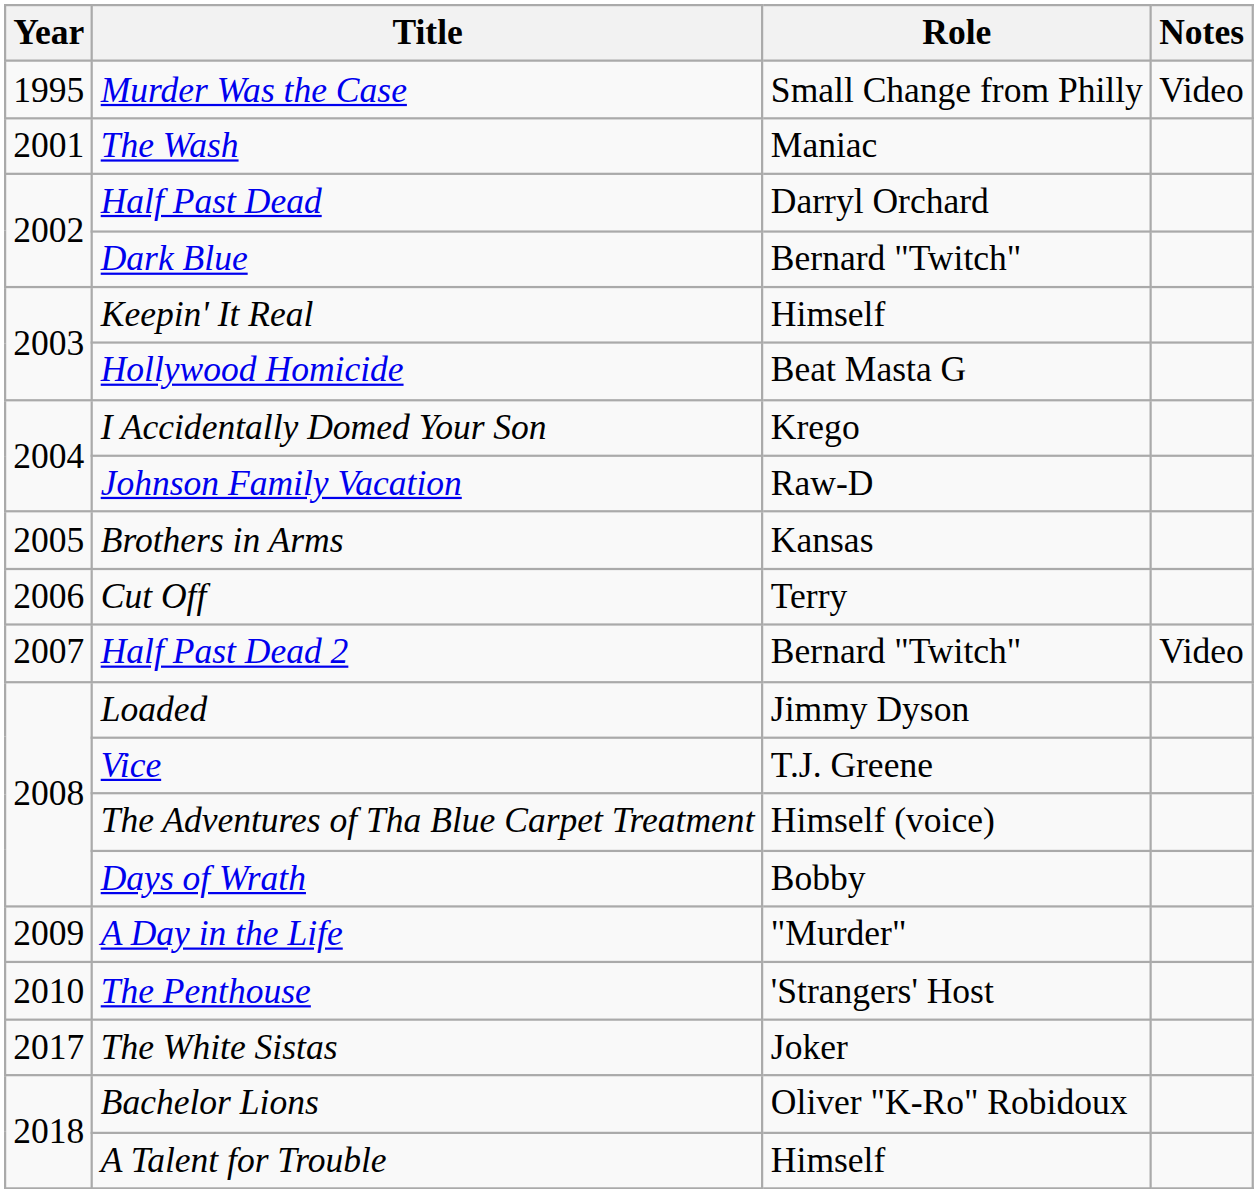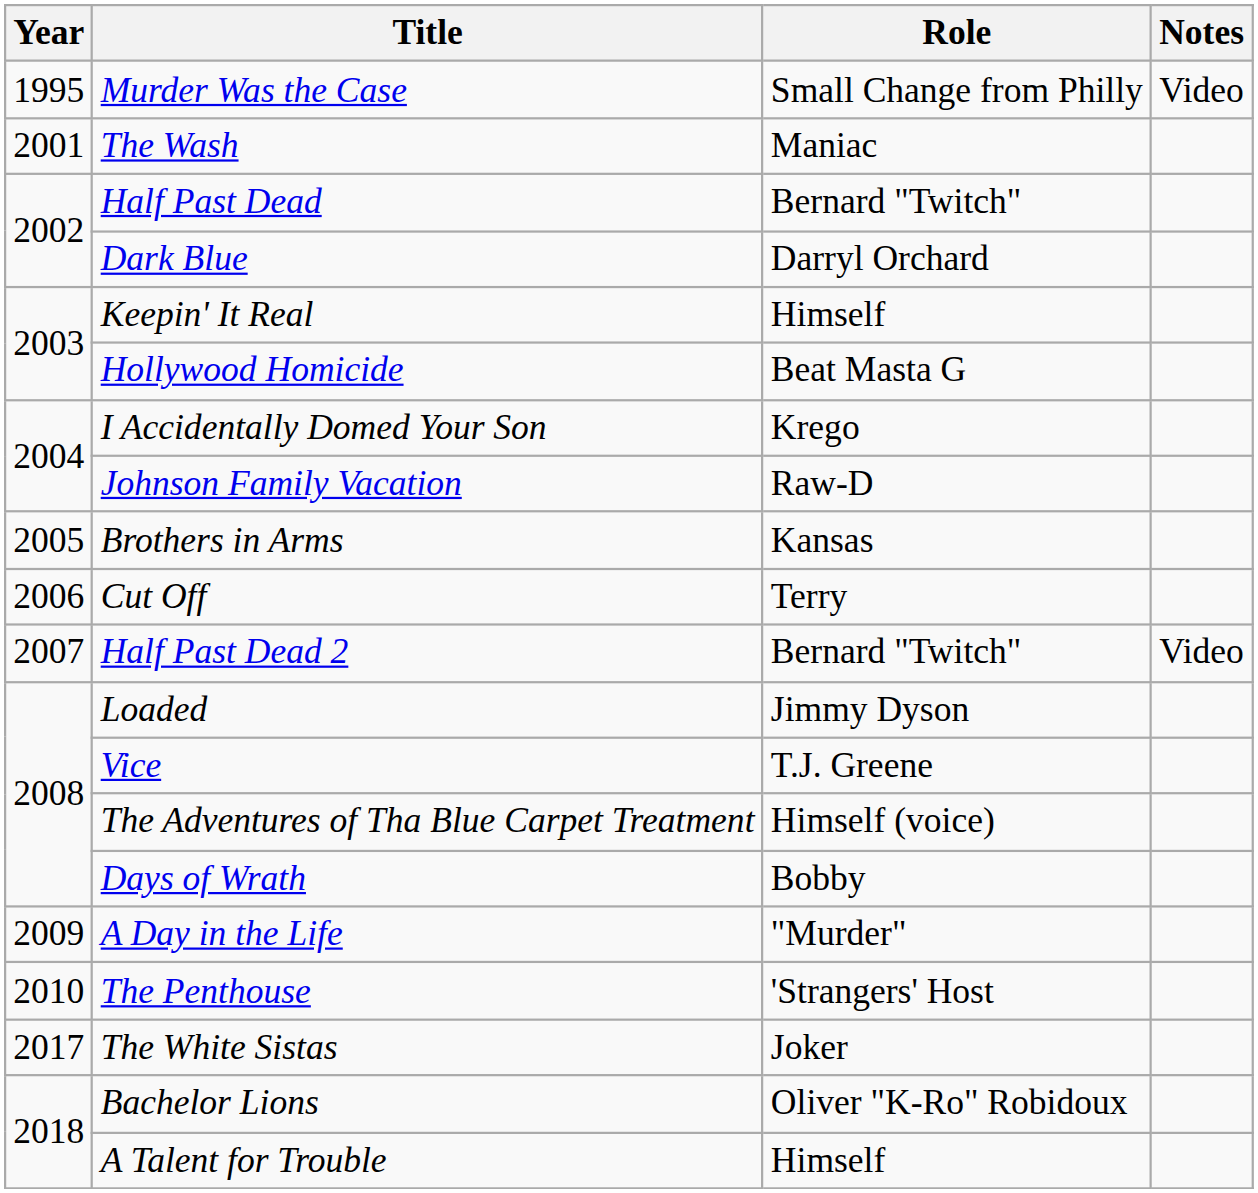(880, 201) Darryl Orchard -> (896, 201) Bernard "Twitch"
(896, 257) Bernard "Twitch" -> (880, 257) Darryl Orchard
